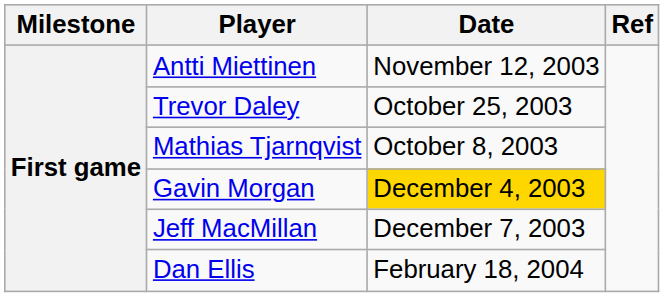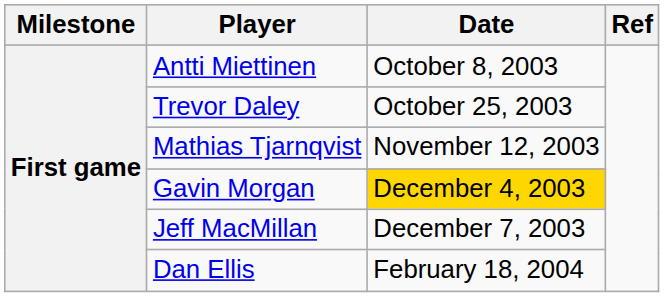(486, 65) November 12, 2003 -> (466, 65) October 8, 2003
(466, 147) October 8, 2003 -> (486, 147) November 12, 2003
